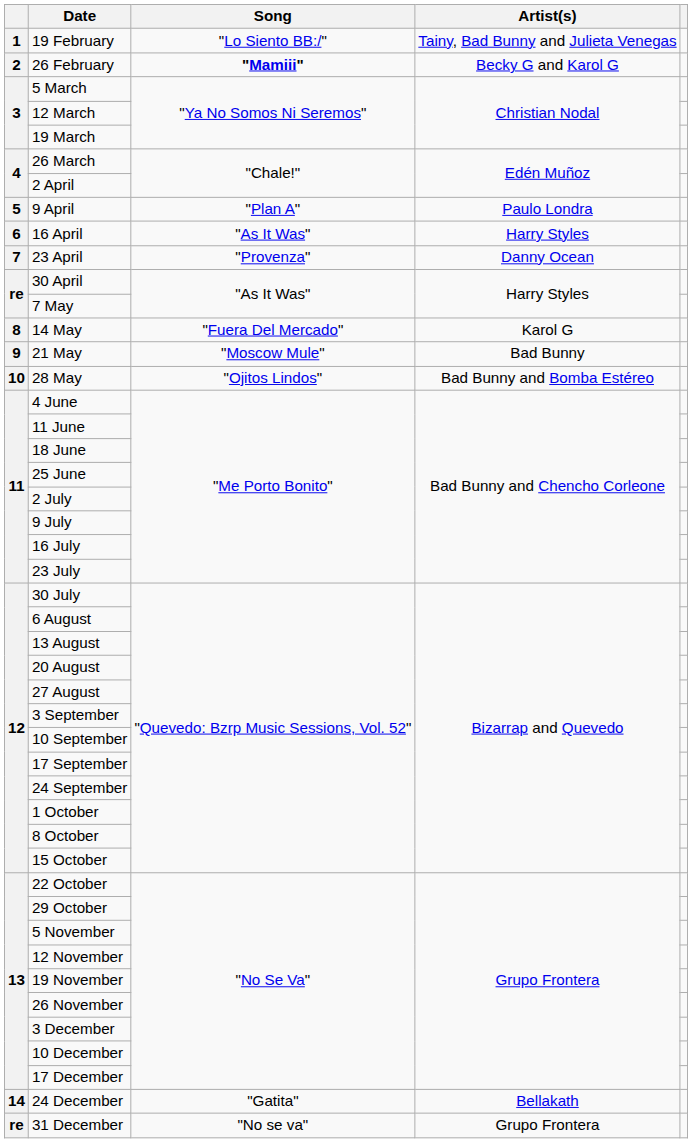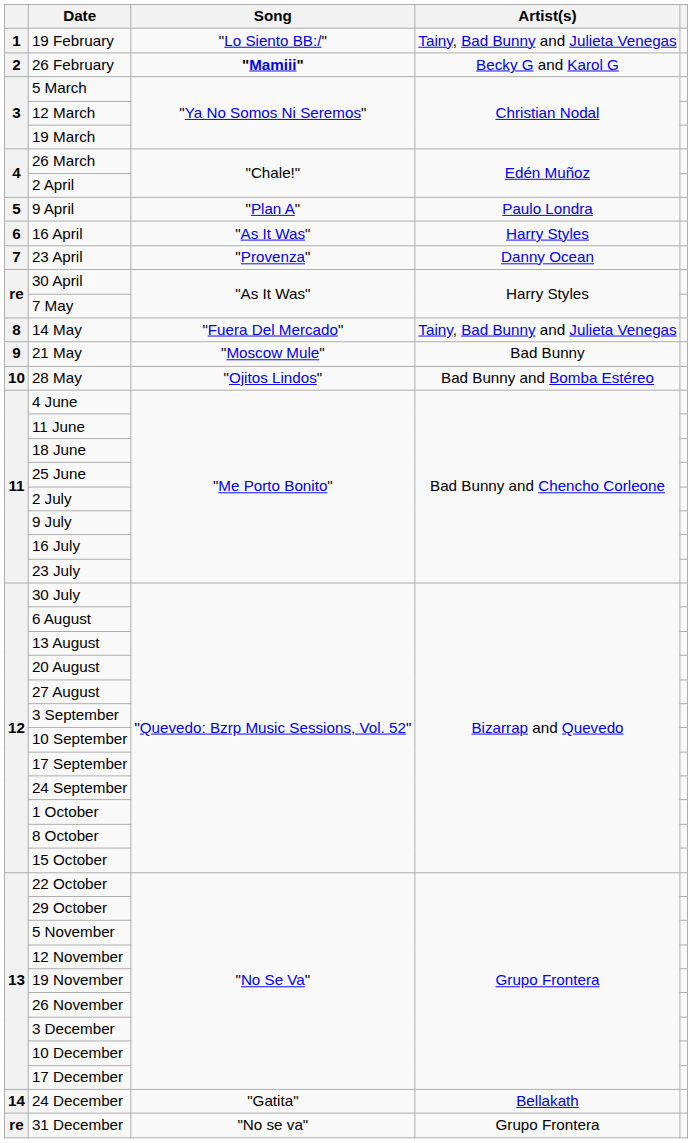(547, 329) Karol G -> (547, 329) Tainy, Bad Bunny and Julieta Venegas
